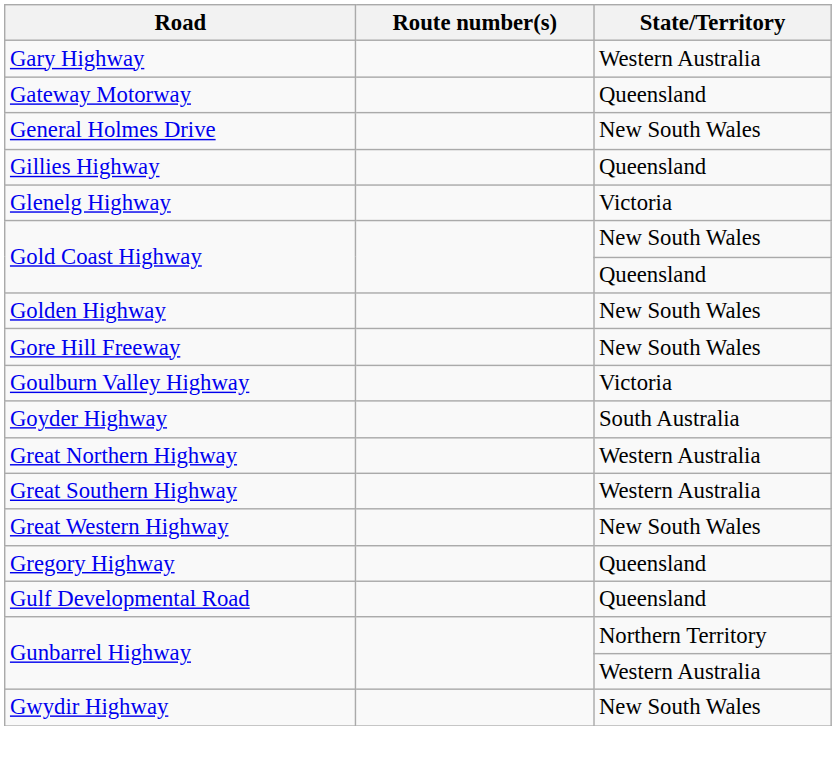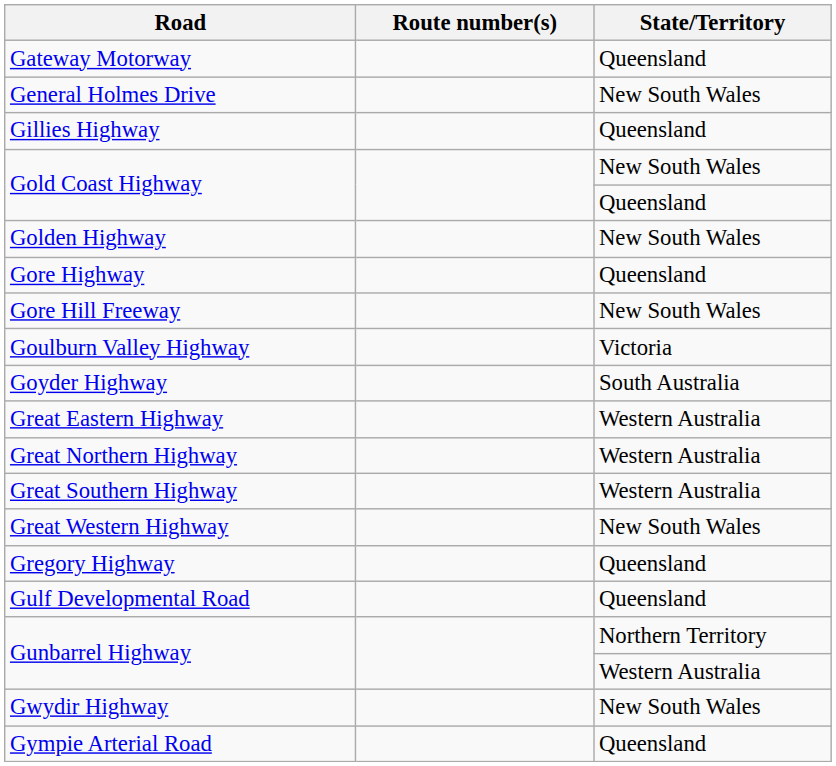- row: (77, 58)
- row: (90, 202)
+ row: (77, 274)
+ row: (117, 418)
+ row: (111, 743)
